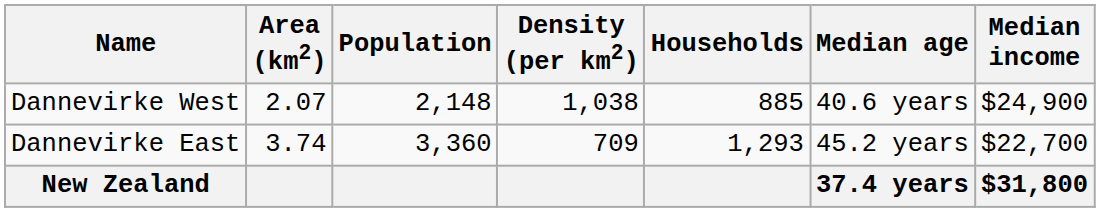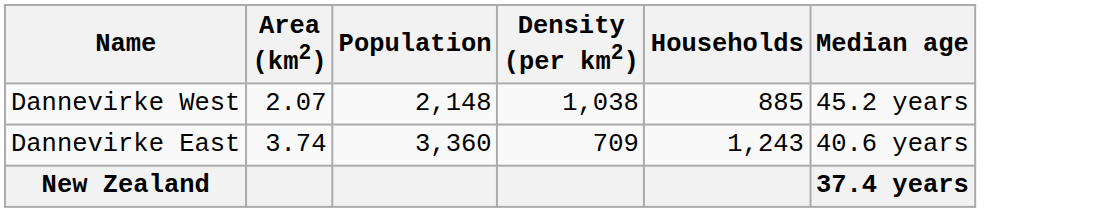- column: (1034, 44)
(892, 103) 40.6 years -> (892, 103) 45.2 years
(766, 145) 1,293 -> (766, 145) 1,243
(892, 145) 45.2 years -> (892, 145) 40.6 years
